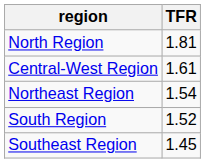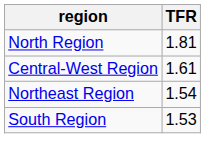(181, 119) 1.52 -> (181, 119) 1.53
- row: (72, 145)
